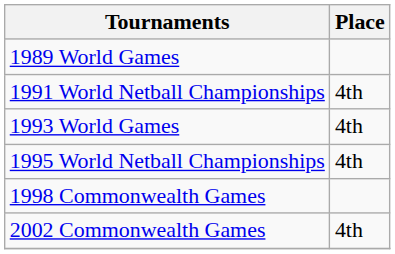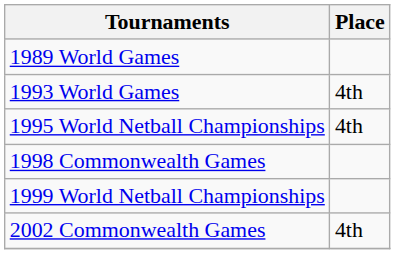- row: (167, 91)
+ row: (167, 195)
